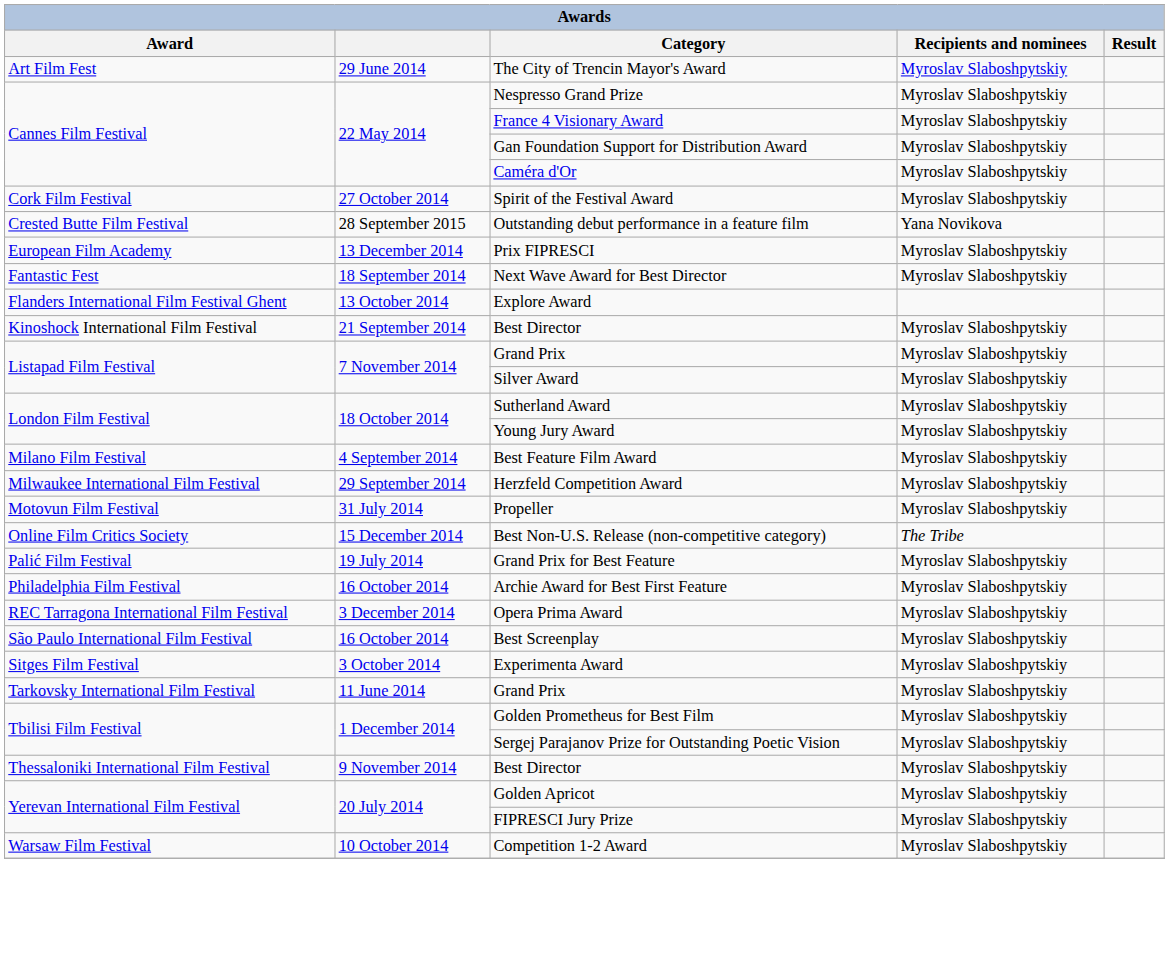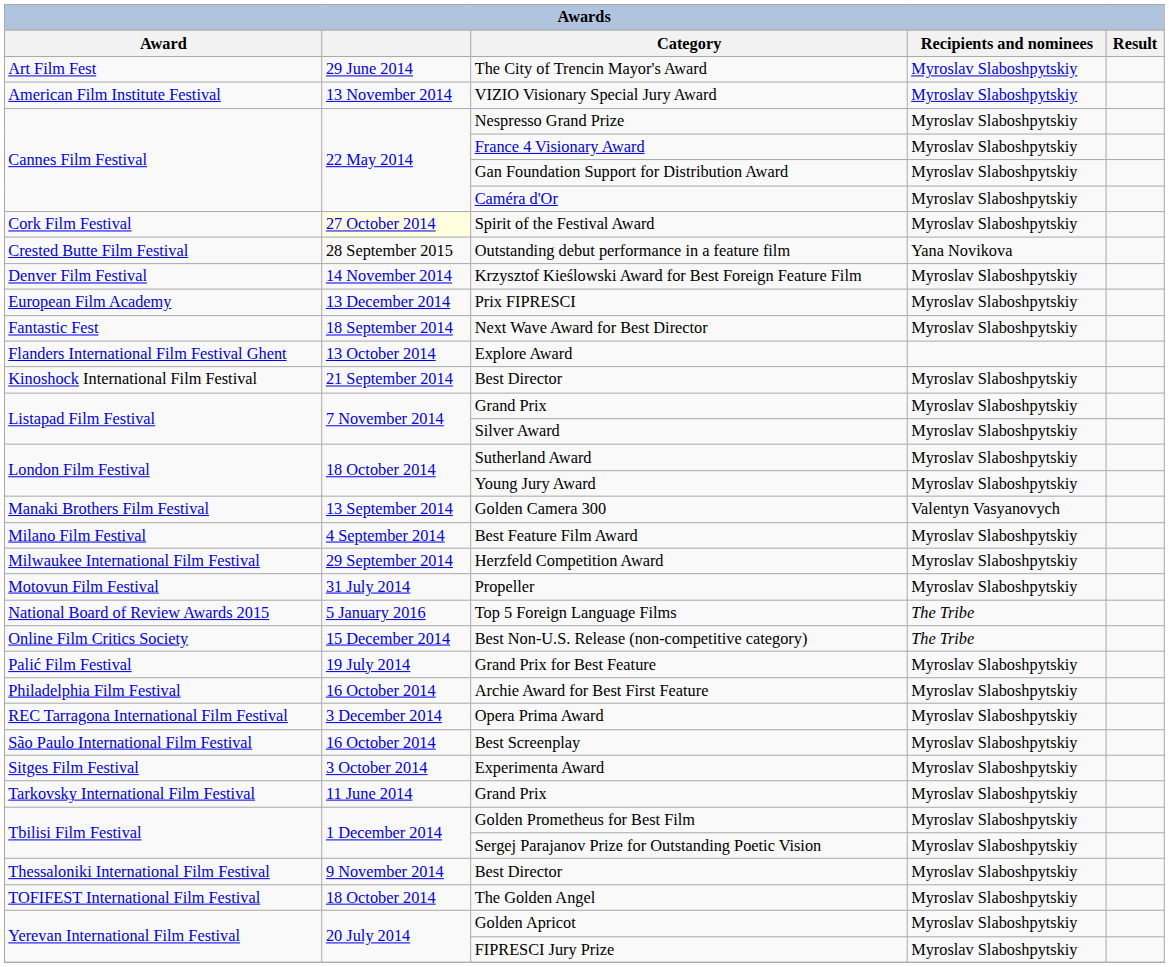+ row: (115, 95)
(394, 198) no background -> (381, 224) lightyellow background
+ row: (78, 276)
+ row: (109, 509)
+ row: (139, 612)
+ row: (134, 897)
- row: (80, 845)
